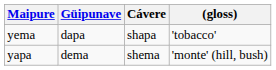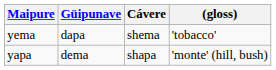(142, 34) shapa -> (143, 34) shema
(143, 55) shema -> (142, 55) shapa
